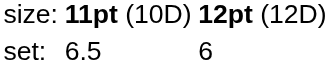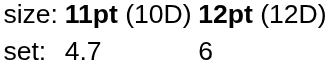(83, 51) 6.5 -> (83, 51) 4.7
